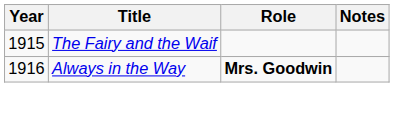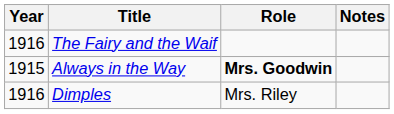(26, 43) 1915 -> (26, 43) 1916
(26, 69) 1916 -> (26, 69) 1915
+ row: (82, 95)
